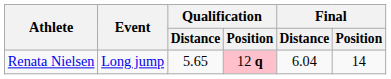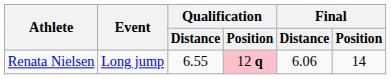(195, 62) 5.65 -> (195, 62) 6.55
(304, 62) 6.04 -> (304, 62) 6.06
